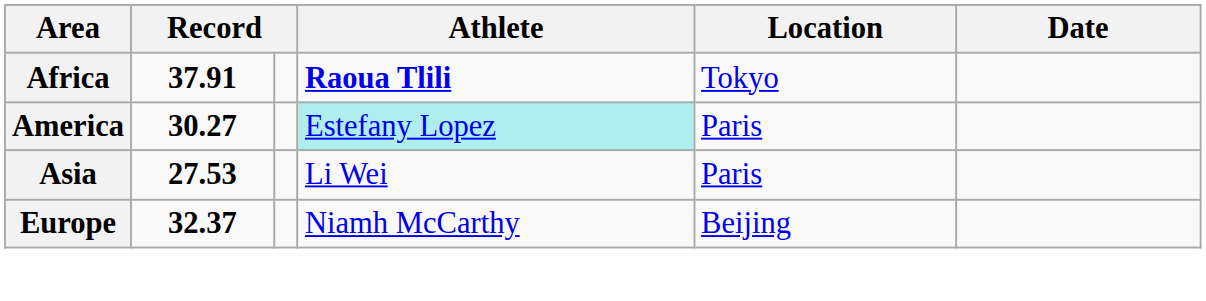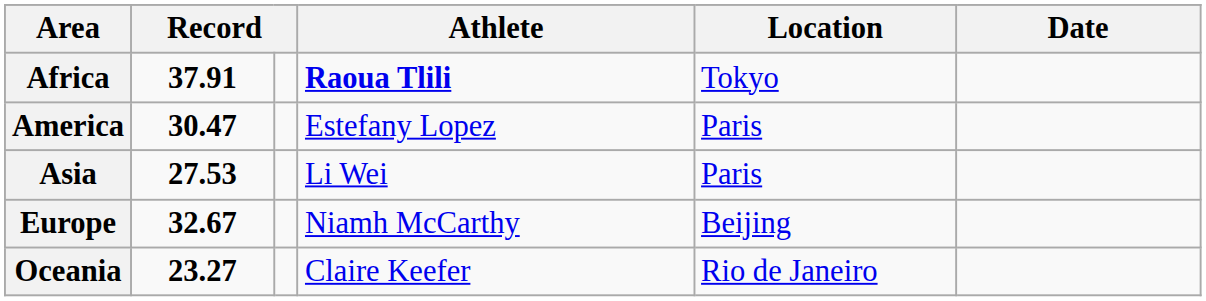(202, 125) 30.27 -> (202, 125) 30.47
(400, 125) paleturquoise background -> (400, 125) no background
(202, 222) 32.37 -> (202, 222) 32.67
+ row: (68, 271)
